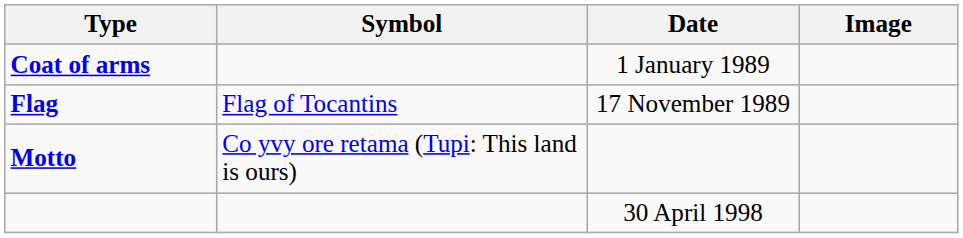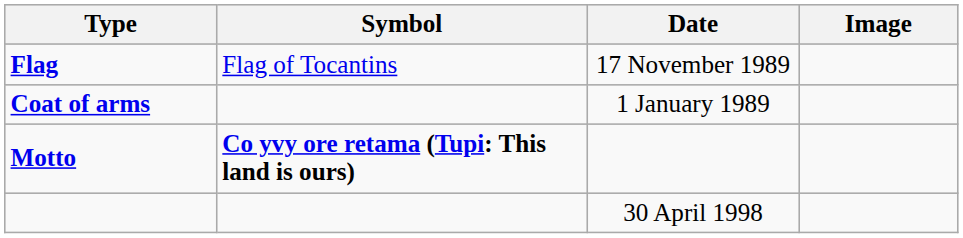rows swapped: (34, 104) <-> (80, 64)
(400, 158) normal -> (384, 158) bold
